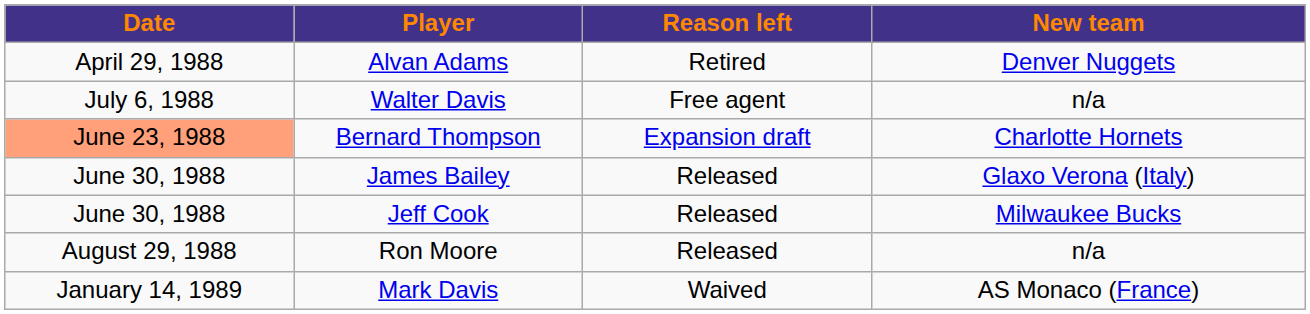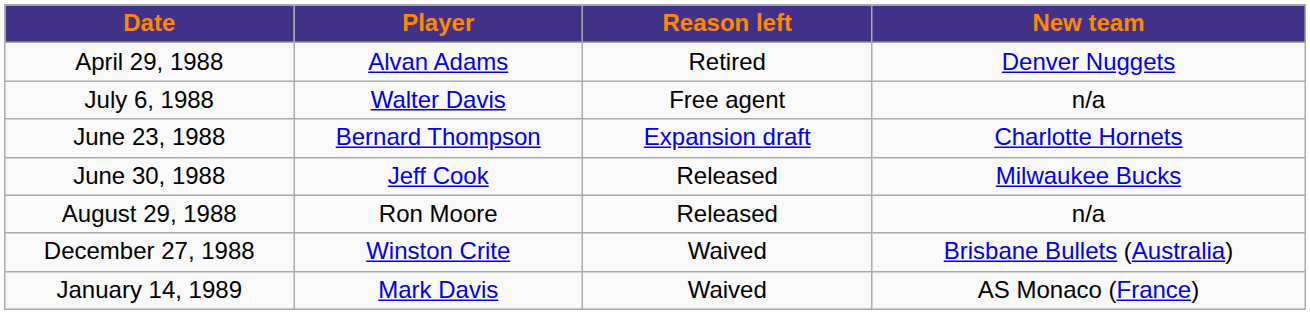(149, 137) lightsalmon background -> (149, 137) no background
- row: (438, 175)
+ row: (438, 251)
